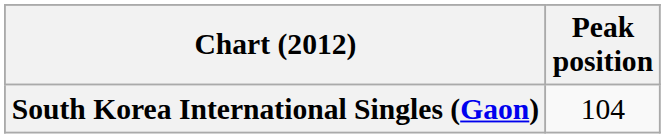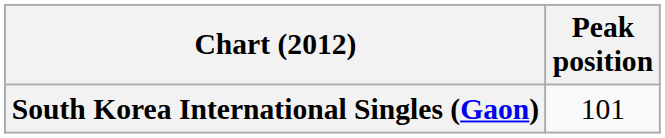(603, 108) 104 -> (603, 108) 101
